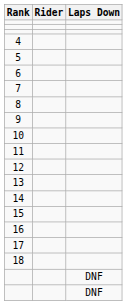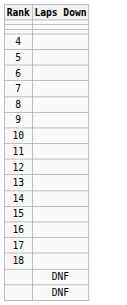- column: (49, 12)
